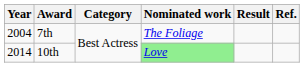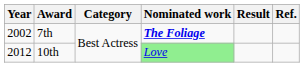(19, 33) 2004 -> (19, 33) 2002
(173, 33) normal -> (174, 33) bold
(19, 52) 2014 -> (19, 52) 2012
